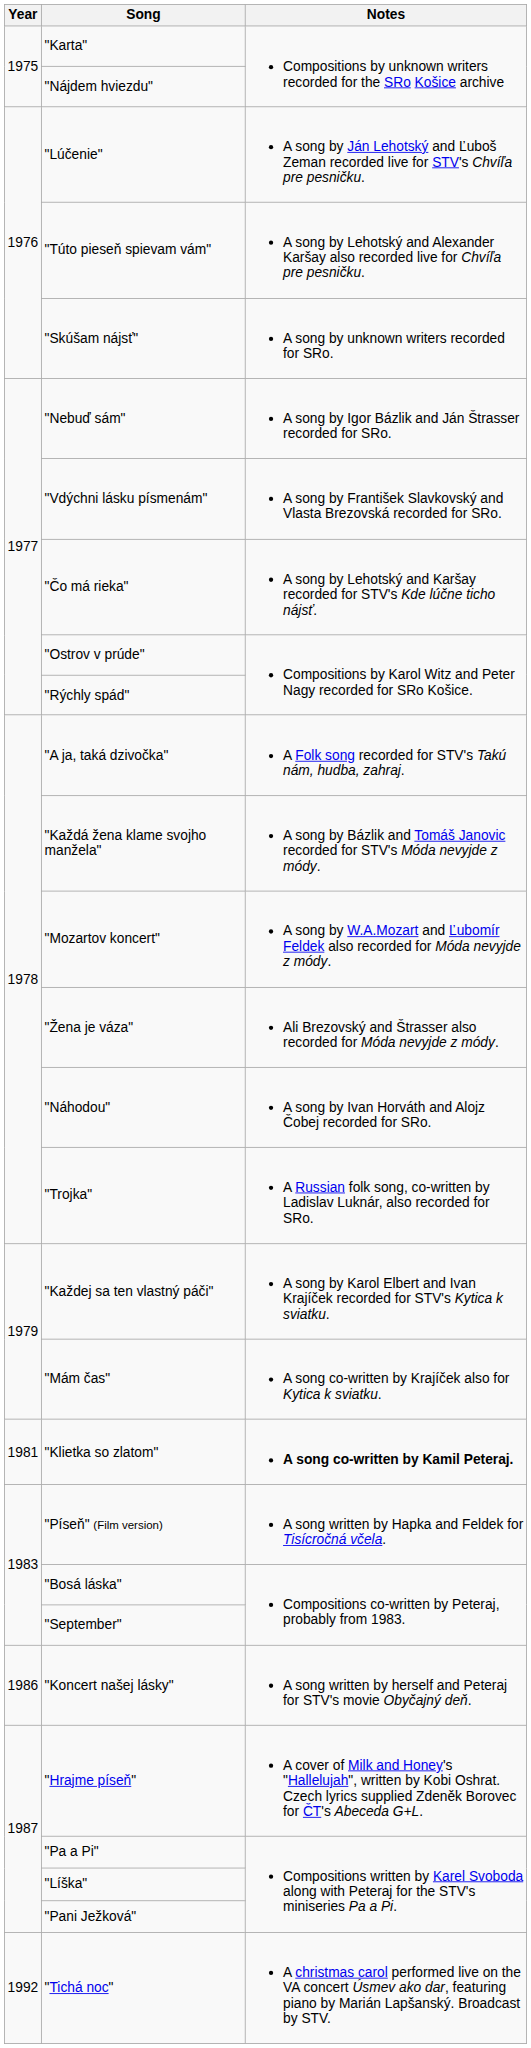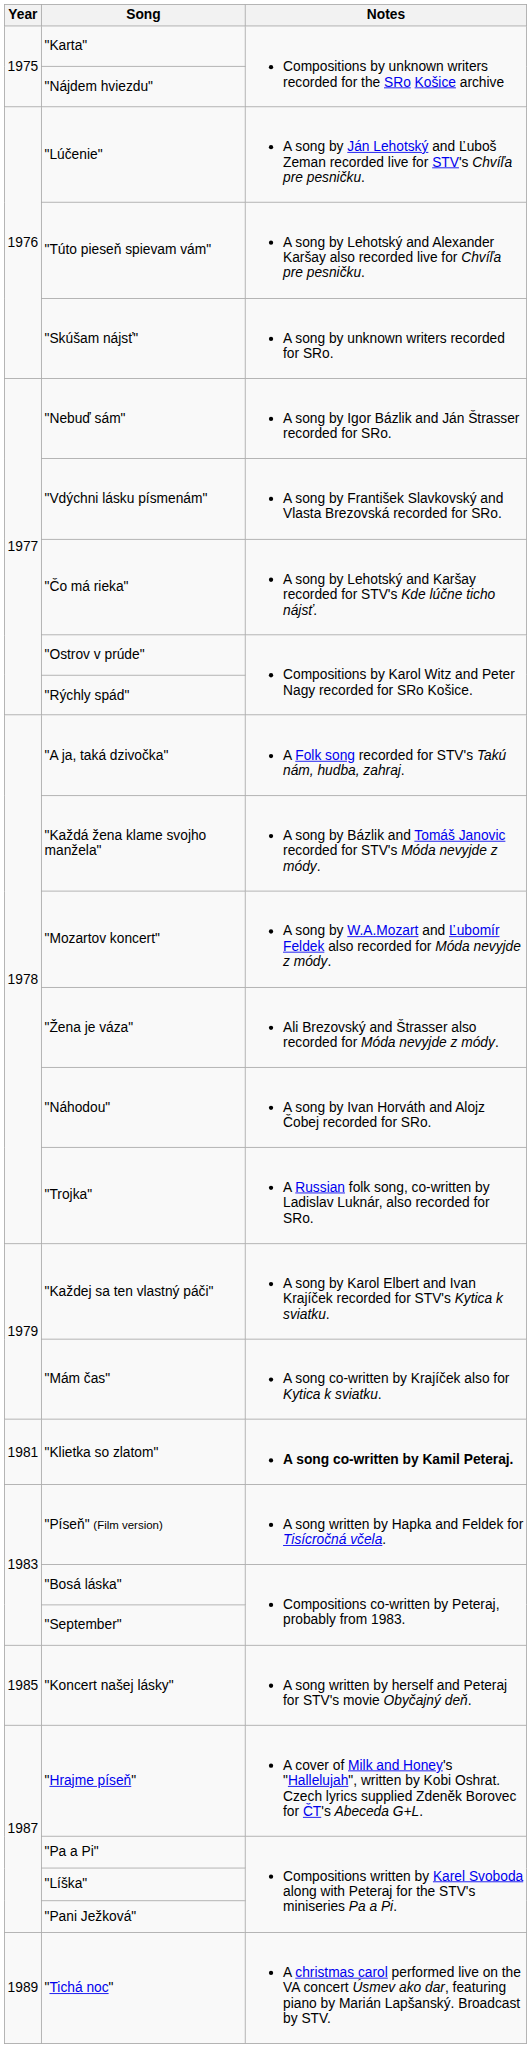(23, 1685) 1986 -> (23, 1685) 1985
(23, 1987) 1992 -> (23, 1987) 1989
